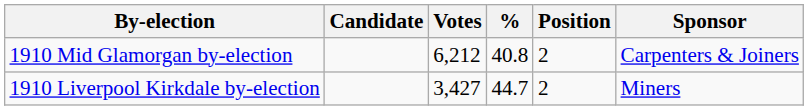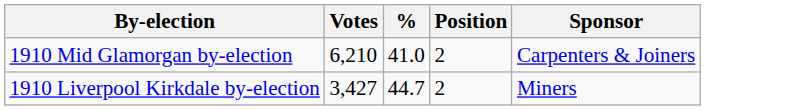- column: (376, 21)
(457, 54) 6,212 -> (353, 54) 6,210
(510, 54) 40.8 -> (406, 54) 41.0
